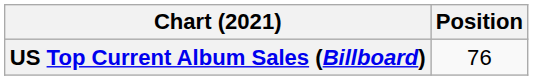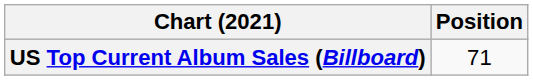(479, 57) 76 -> (479, 57) 71
